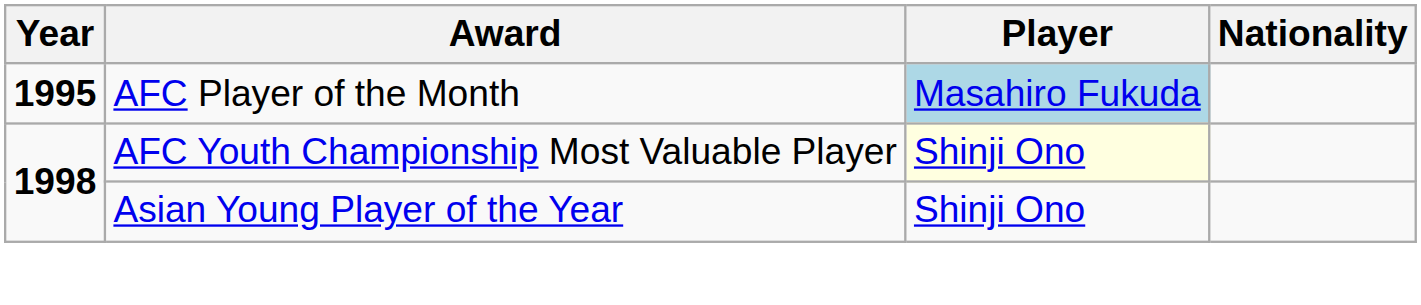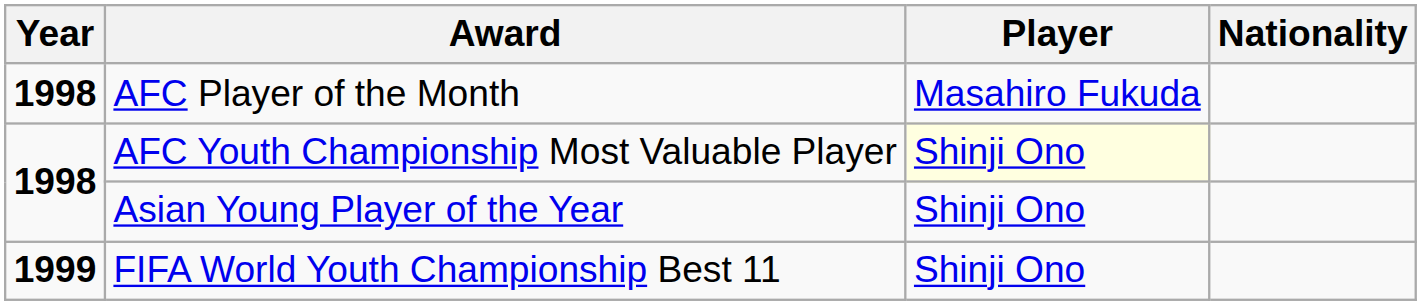(55, 92) 1995 -> (55, 92) 1998
(1057, 92) lightblue background -> (1057, 92) no background
+ row: (447, 269)
